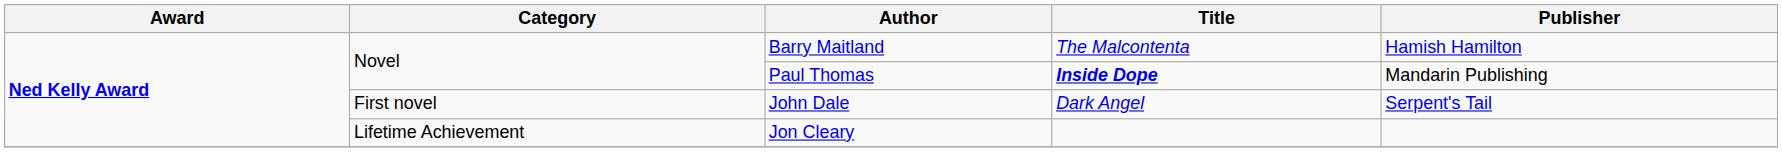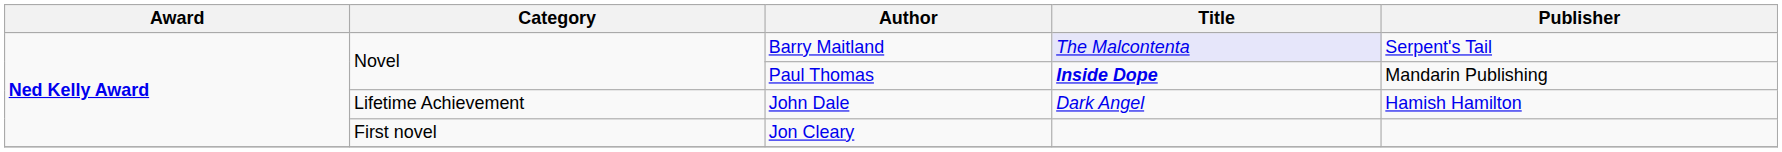(1123, 47) no background -> (1123, 47) lavender background
(1454, 47) Hamish Hamilton -> (1439, 47) Serpent's Tail
(395, 103) First novel -> (439, 103) Lifetime Achievement
(1439, 103) Serpent's Tail -> (1454, 103) Hamish Hamilton
(439, 132) Lifetime Achievement -> (395, 132) First novel
